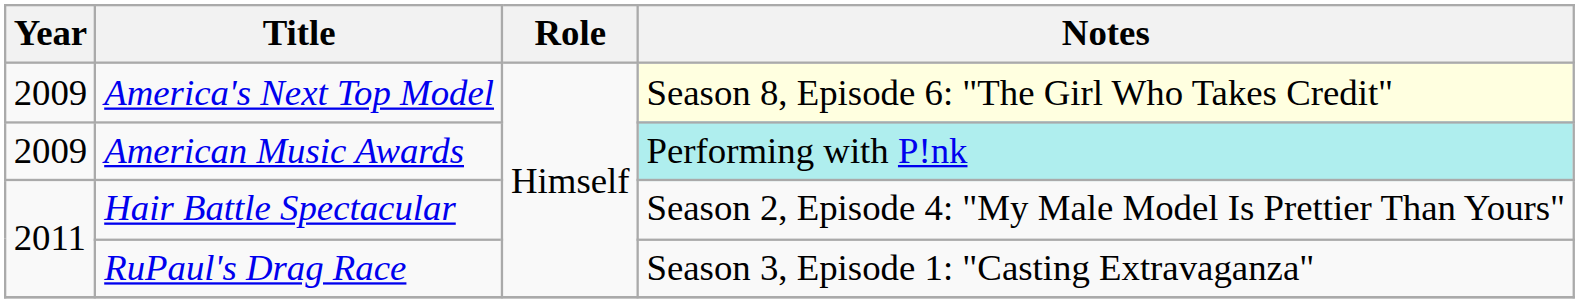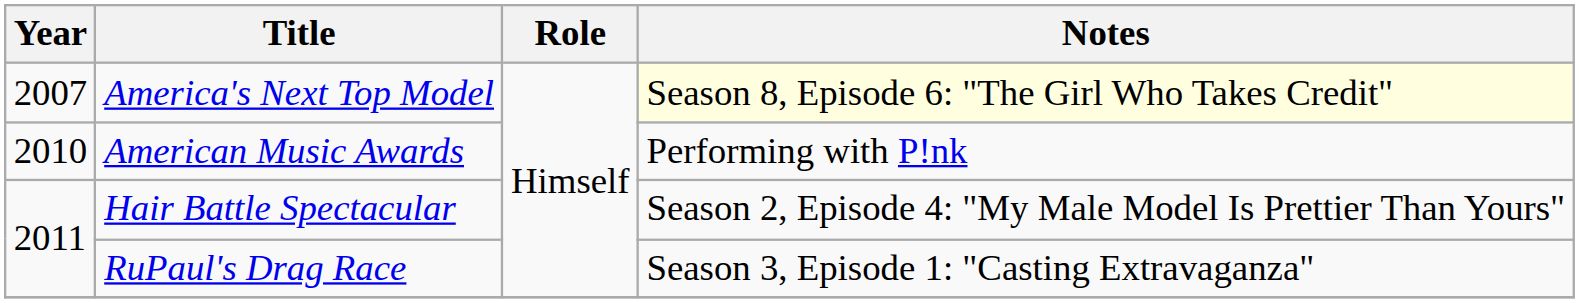(50, 92) 2009 -> (50, 92) 2007
(50, 150) 2009 -> (50, 150) 2010
(807, 150) paleturquoise background -> (807, 150) no background
